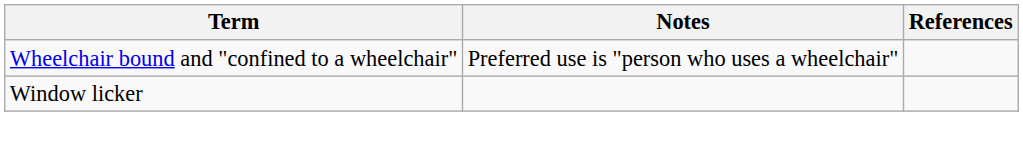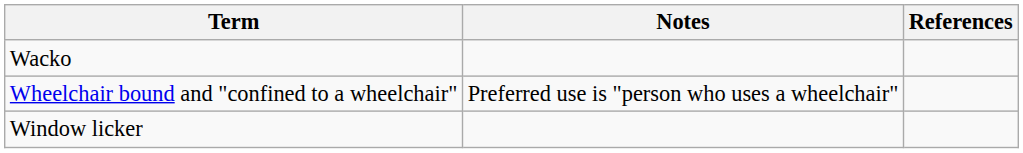+ row: (41, 57)
